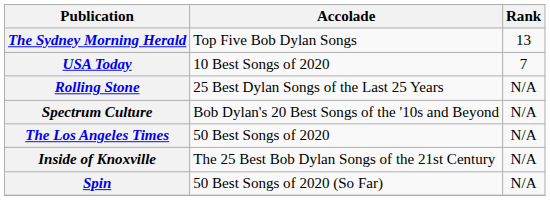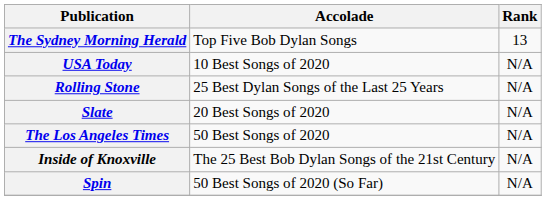(524, 64) 7 -> (520, 64) N/A
+ row: (97, 111)
- row: (97, 111)
